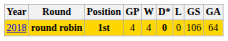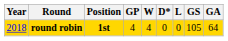(164, 28) bold -> (164, 28) normal
(194, 28) 106 -> (194, 28) 105
